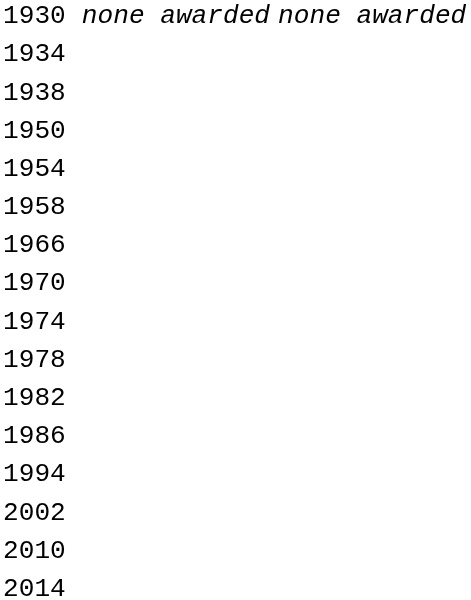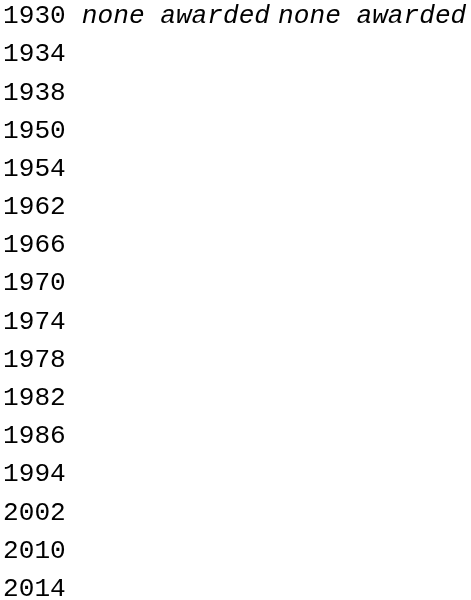- row: (34, 207)
+ row: (34, 207)
